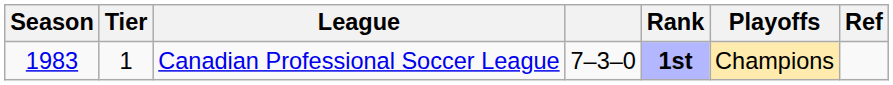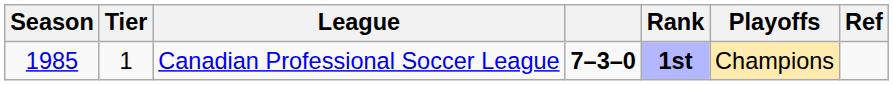(52, 60) 1983 -> (52, 60) 1985
(603, 60) normal -> (603, 60) bold
